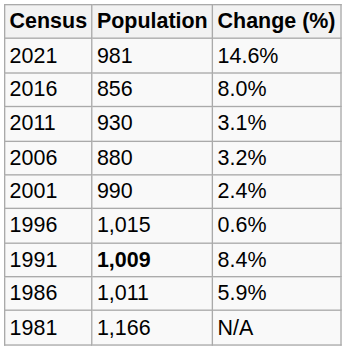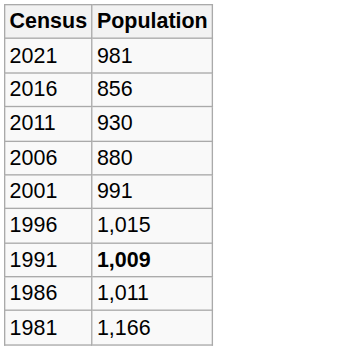- column: (277, 21)
(115, 191) 990 -> (115, 191) 991
